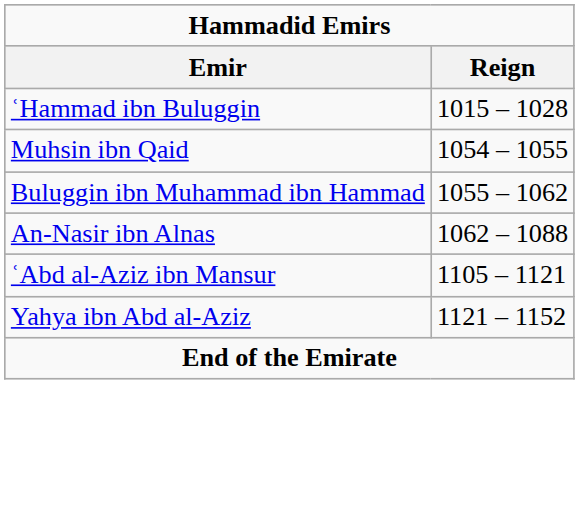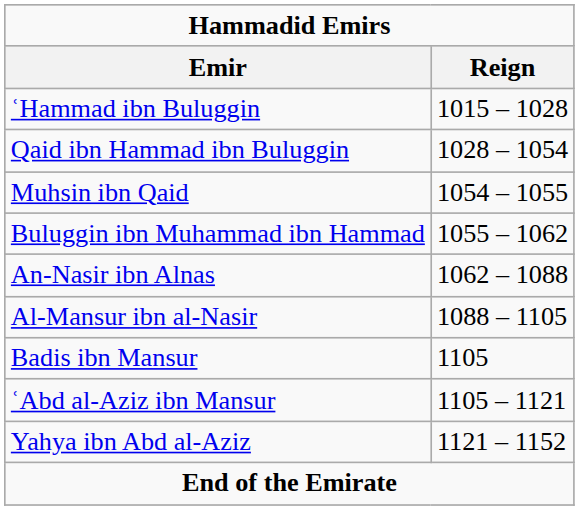+ row: (180, 150)
+ row: (134, 316)
+ row: (104, 358)
